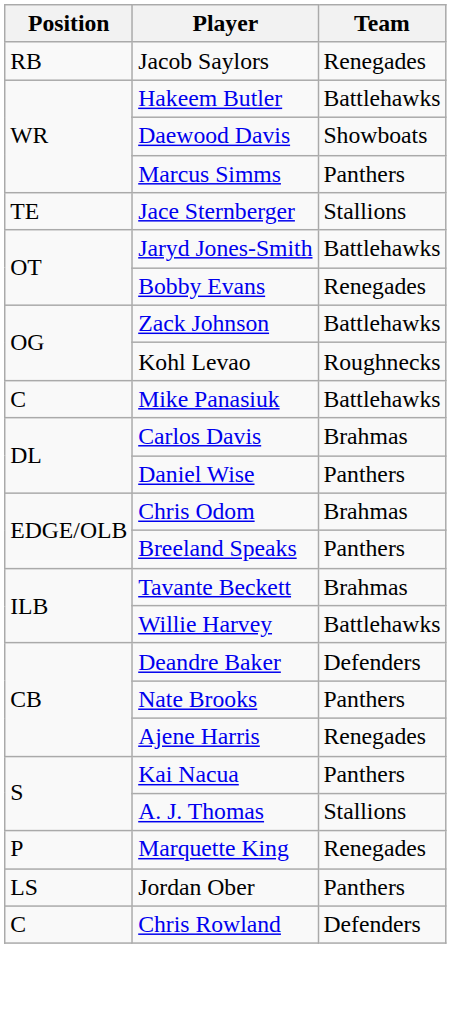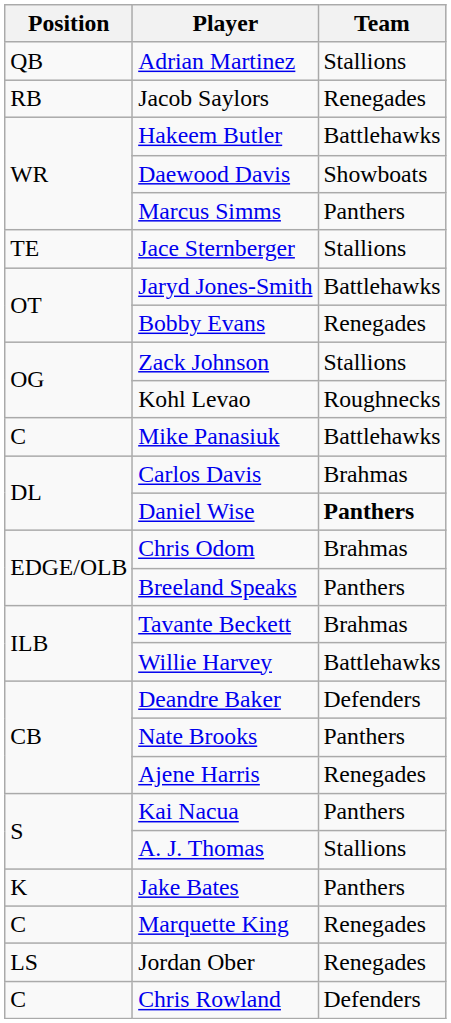+ row: (217, 60)
(382, 323) Battlehawks -> (365, 361) Stallions
(364, 473) normal -> (369, 511) bold
+ row: (189, 887)
(17, 849) P -> (18, 924) C
(364, 887) Panthers -> (375, 962) Renegades
